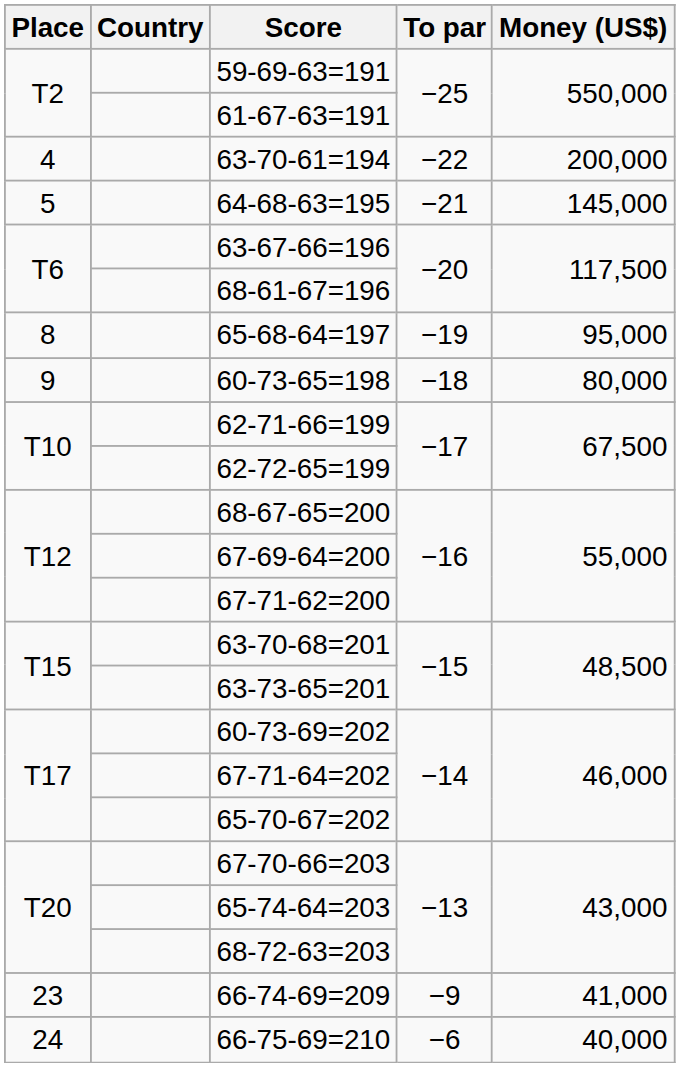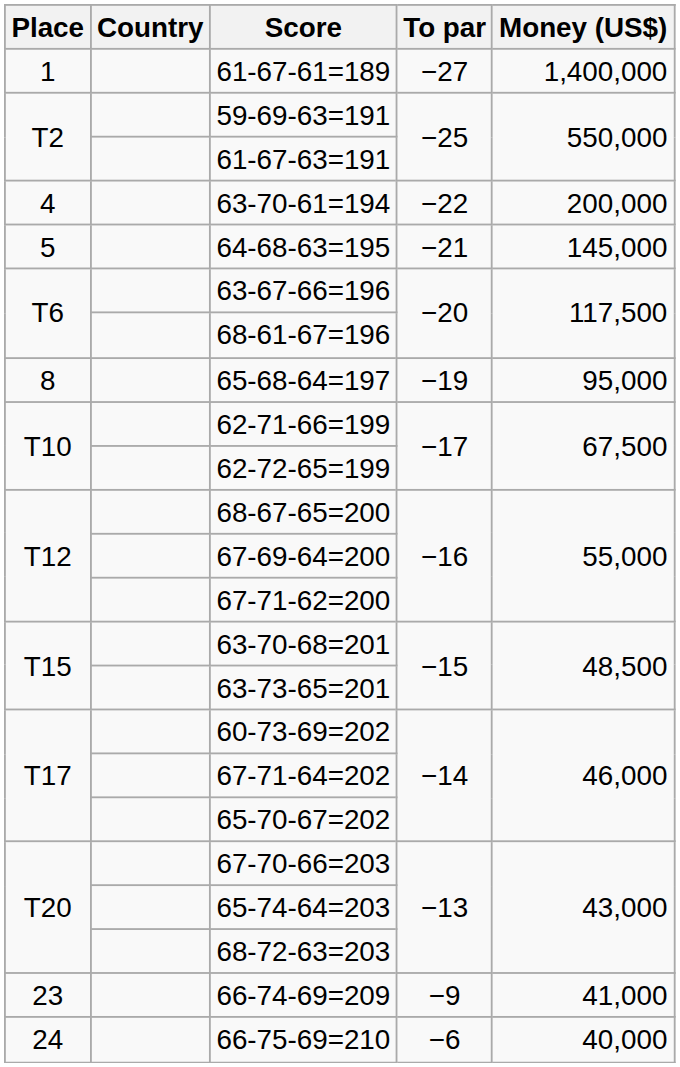+ row: (303, 71)
- row: (303, 379)
